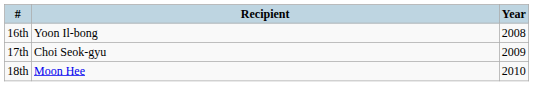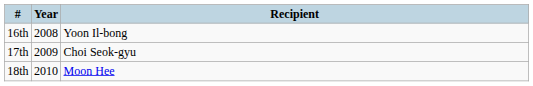columns swapped: (514, 14) <-> (265, 14)
